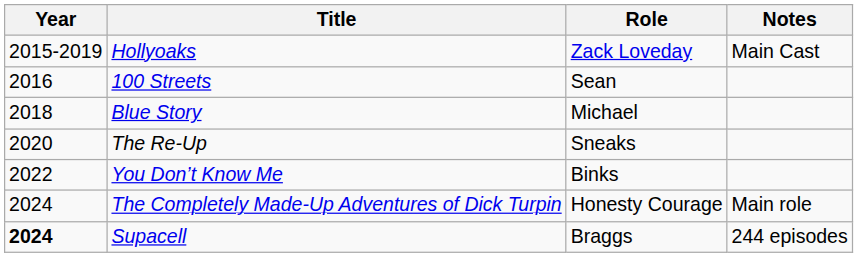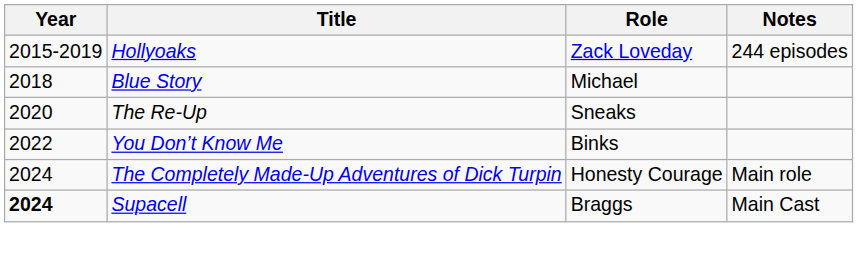(776, 50) Main Cast -> (790, 50) 244 episodes
- row: (161, 81)
(790, 236) 244 episodes -> (776, 205) Main Cast
